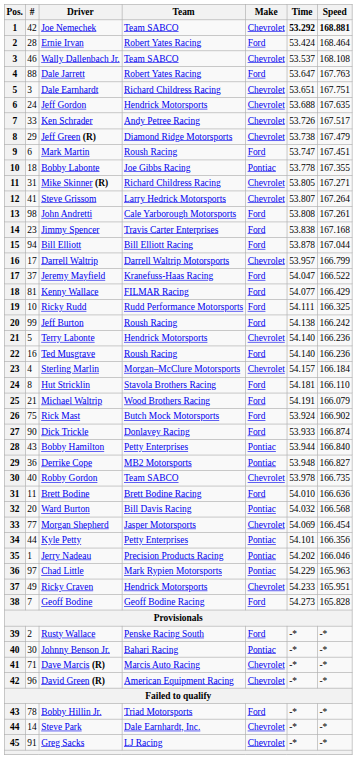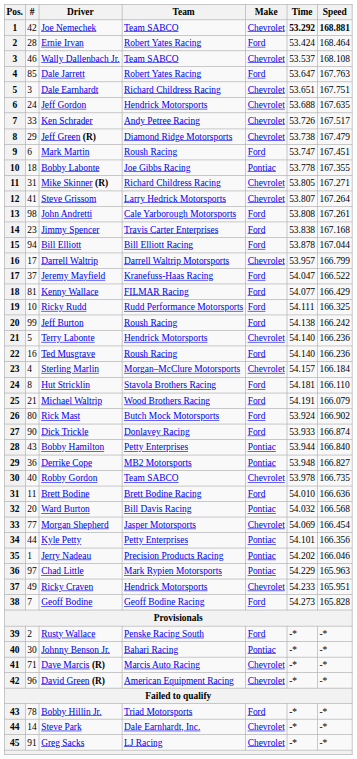(32, 74) 88 -> (32, 74) 85
(32, 416) 75 -> (32, 416) 80
